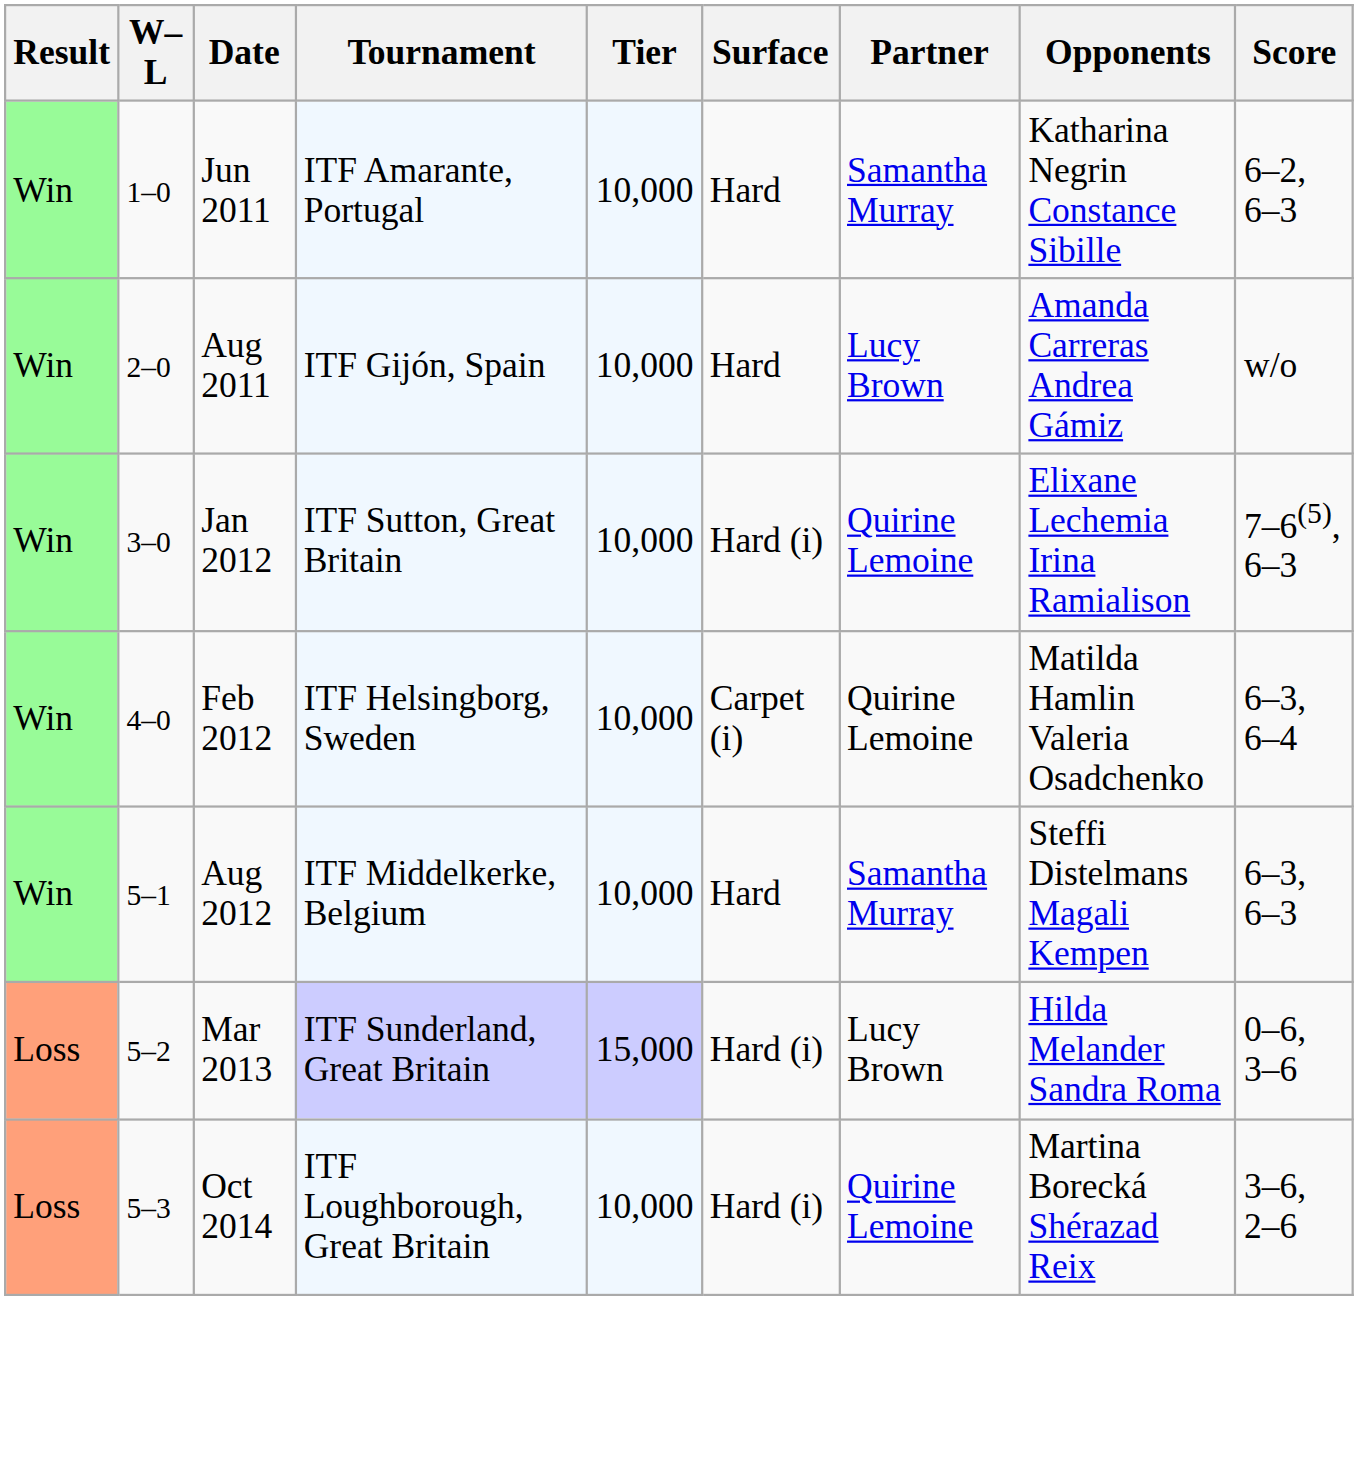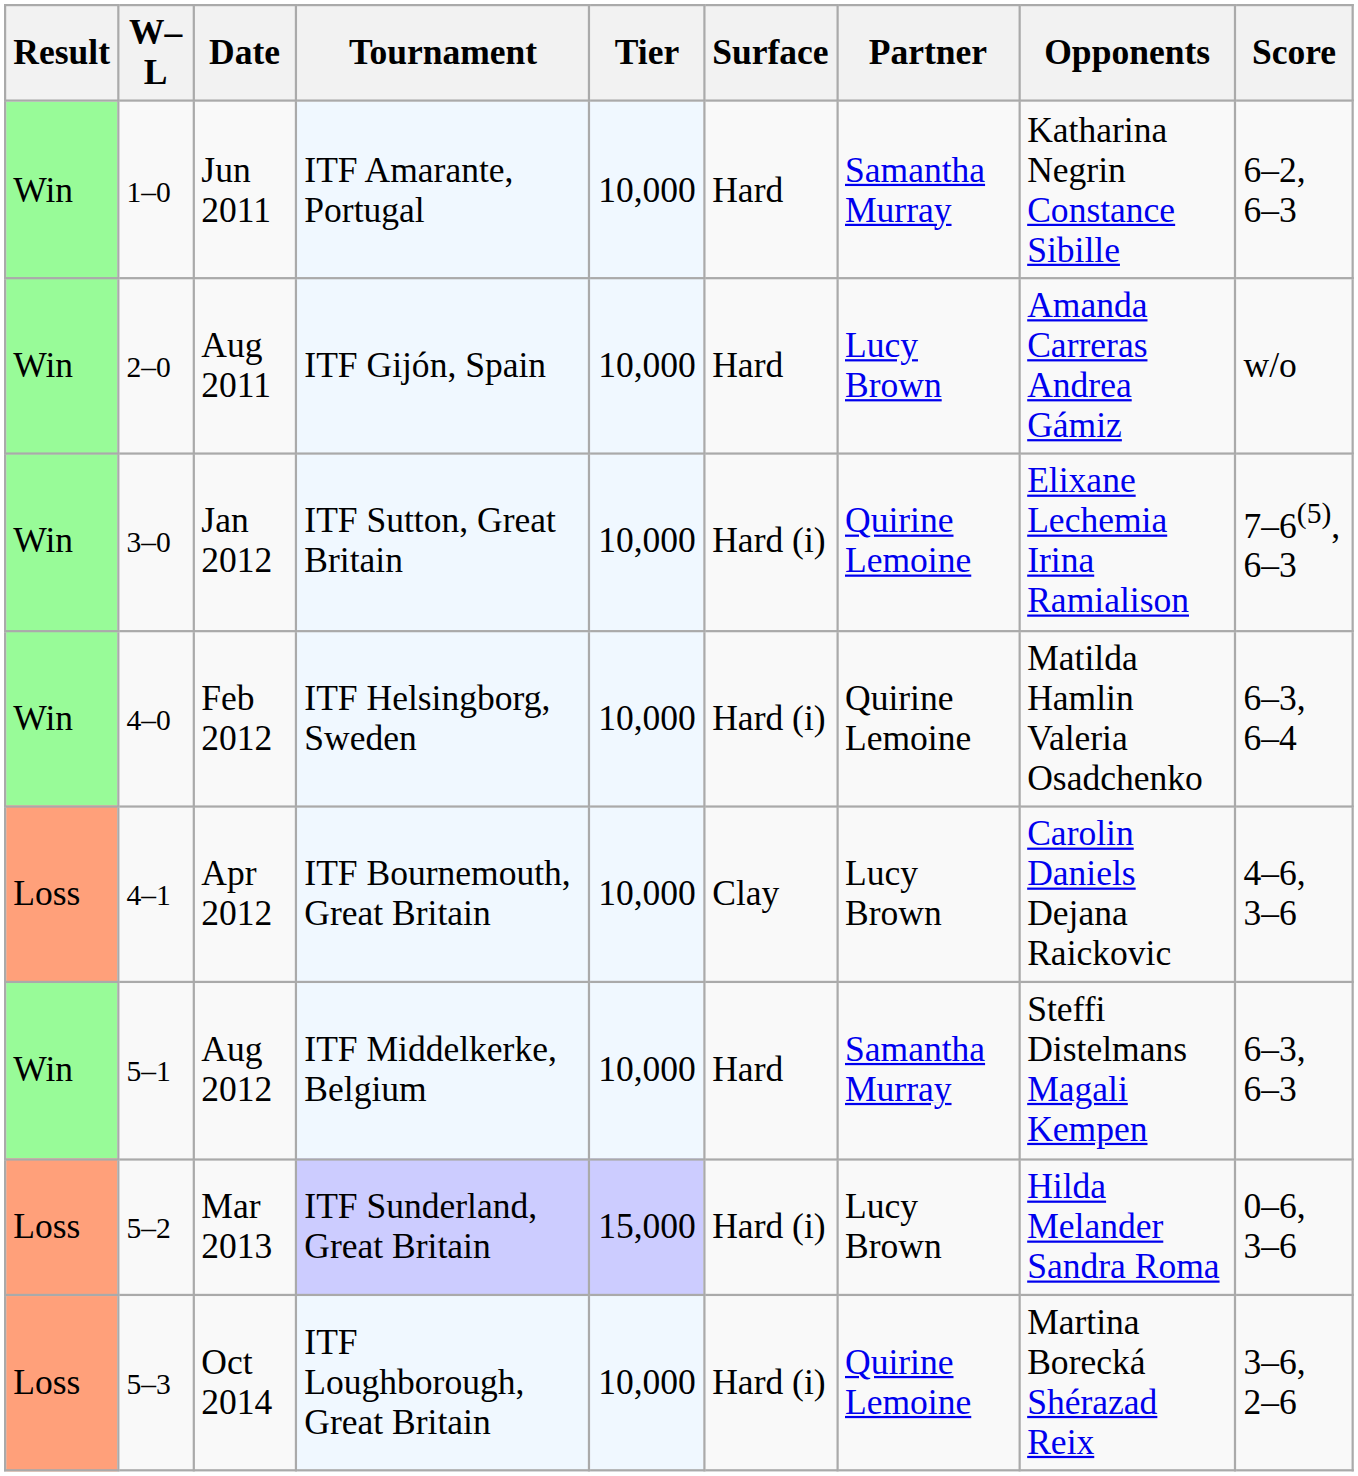(757, 717) Carpet (i) -> (769, 717) Hard (i)
+ row: (237, 893)
